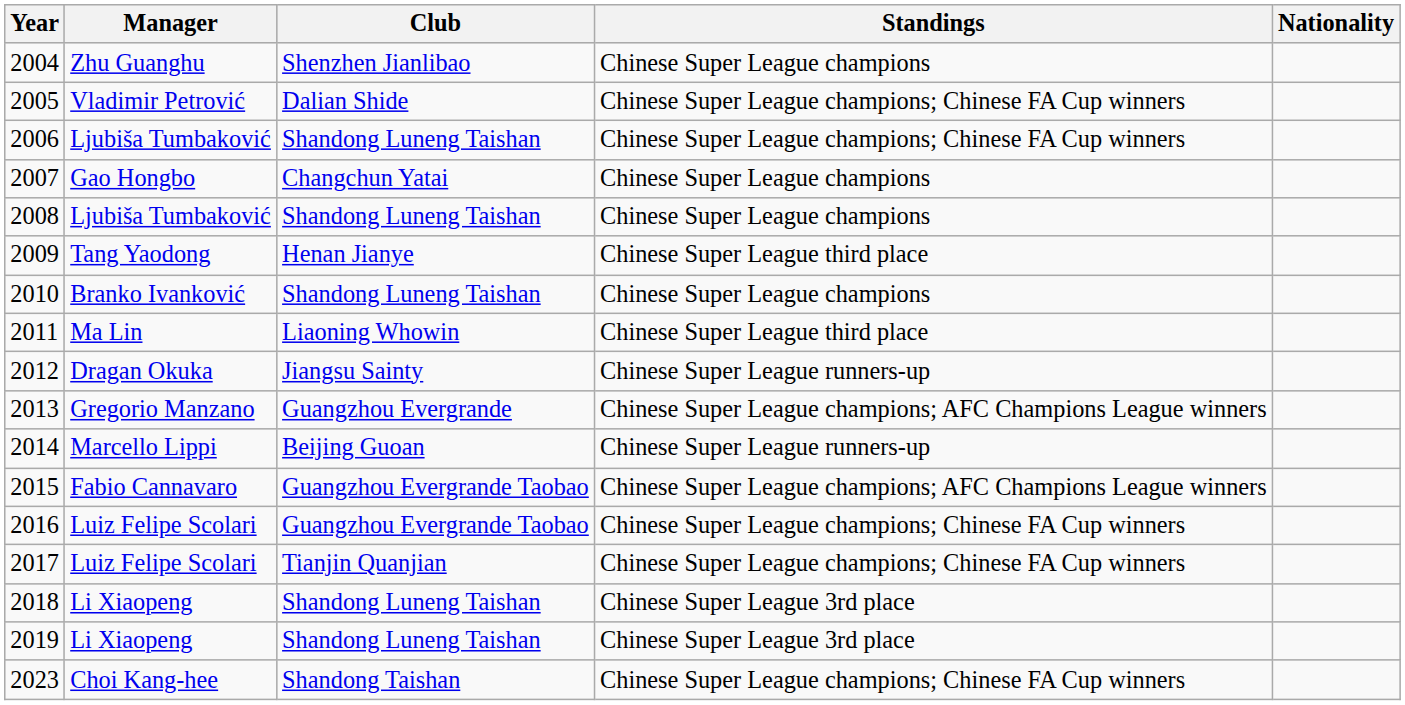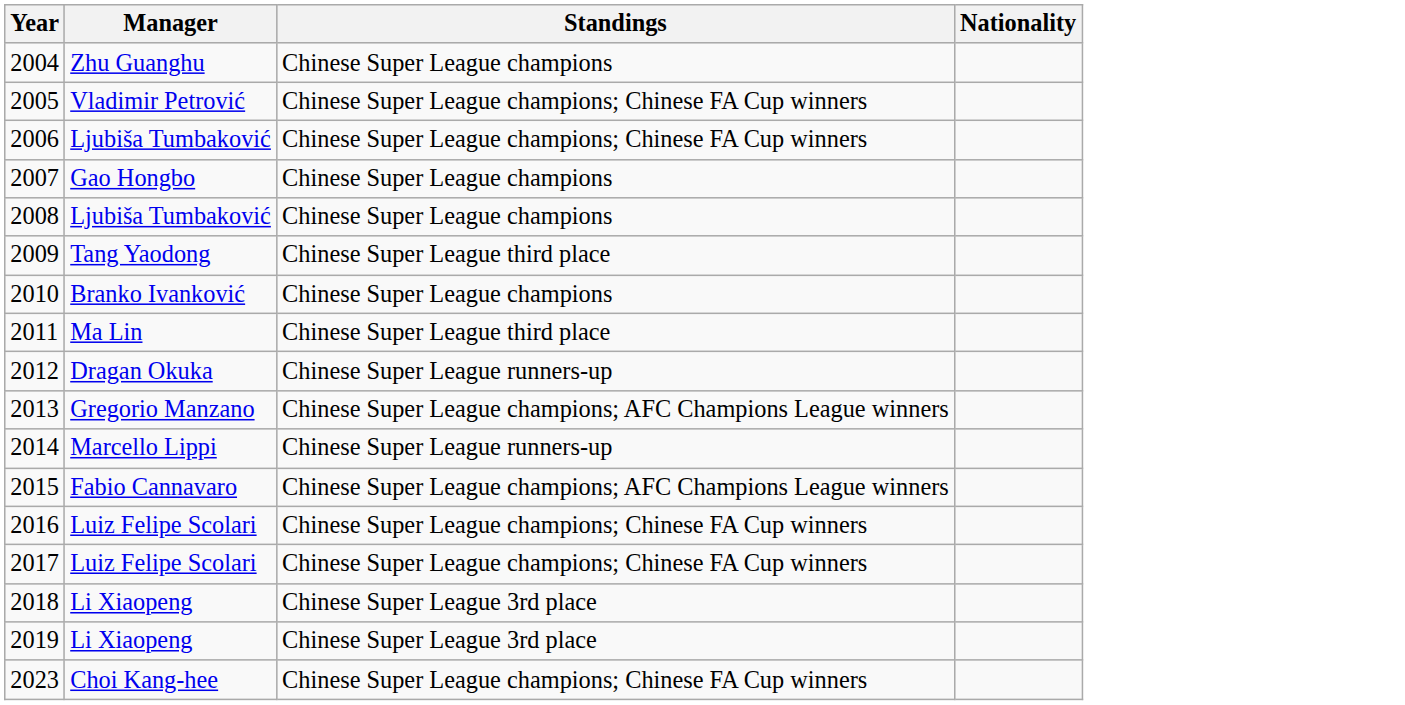- column: (435, 23)
